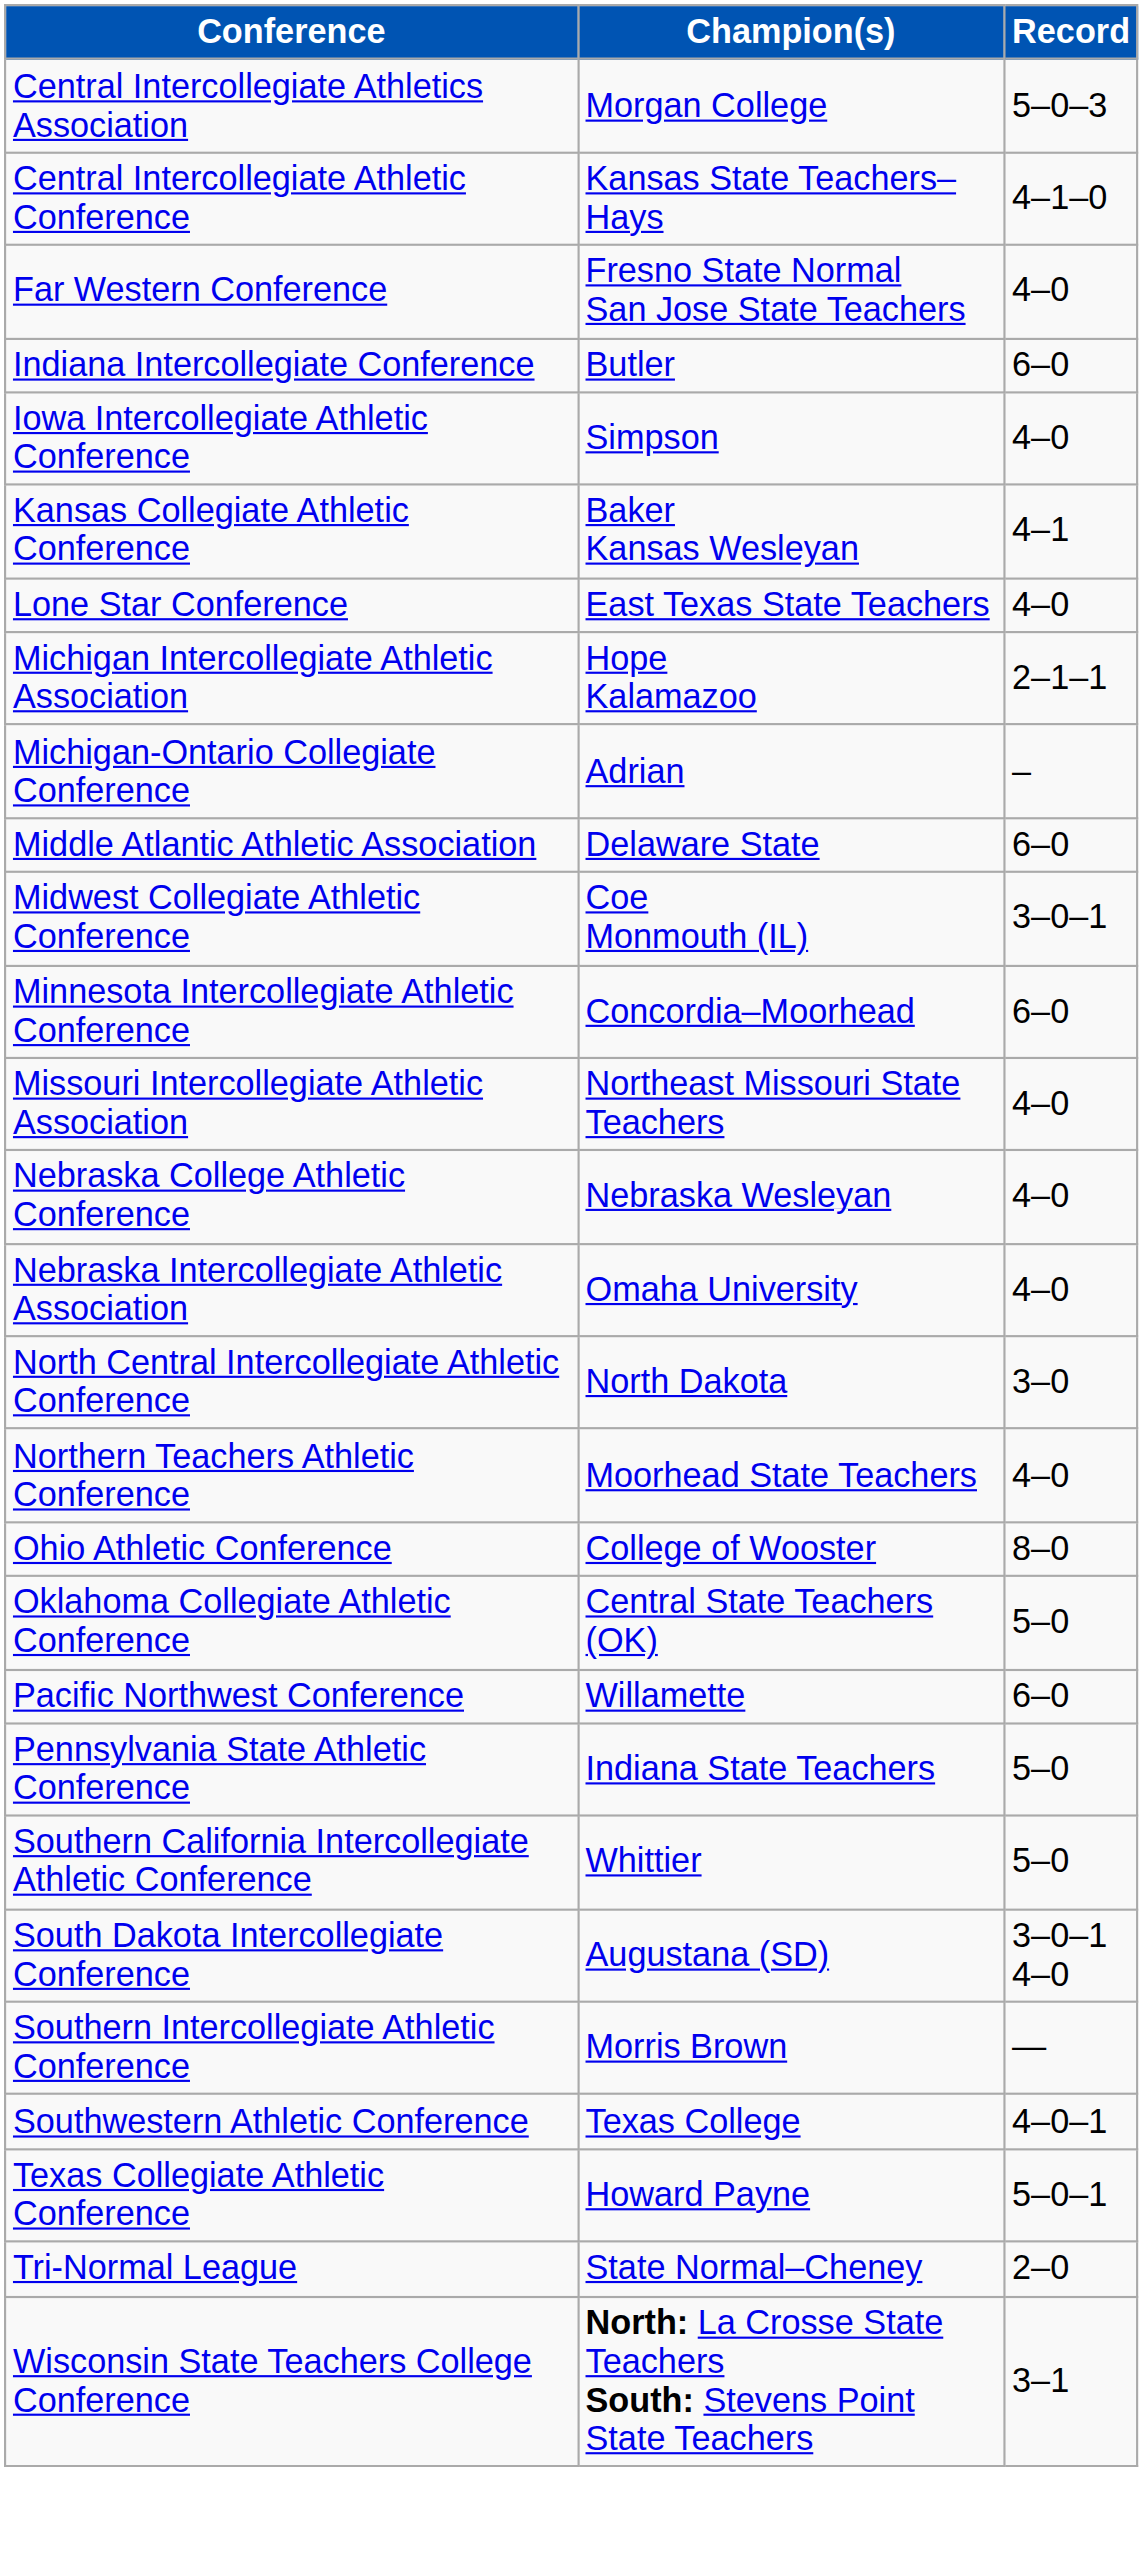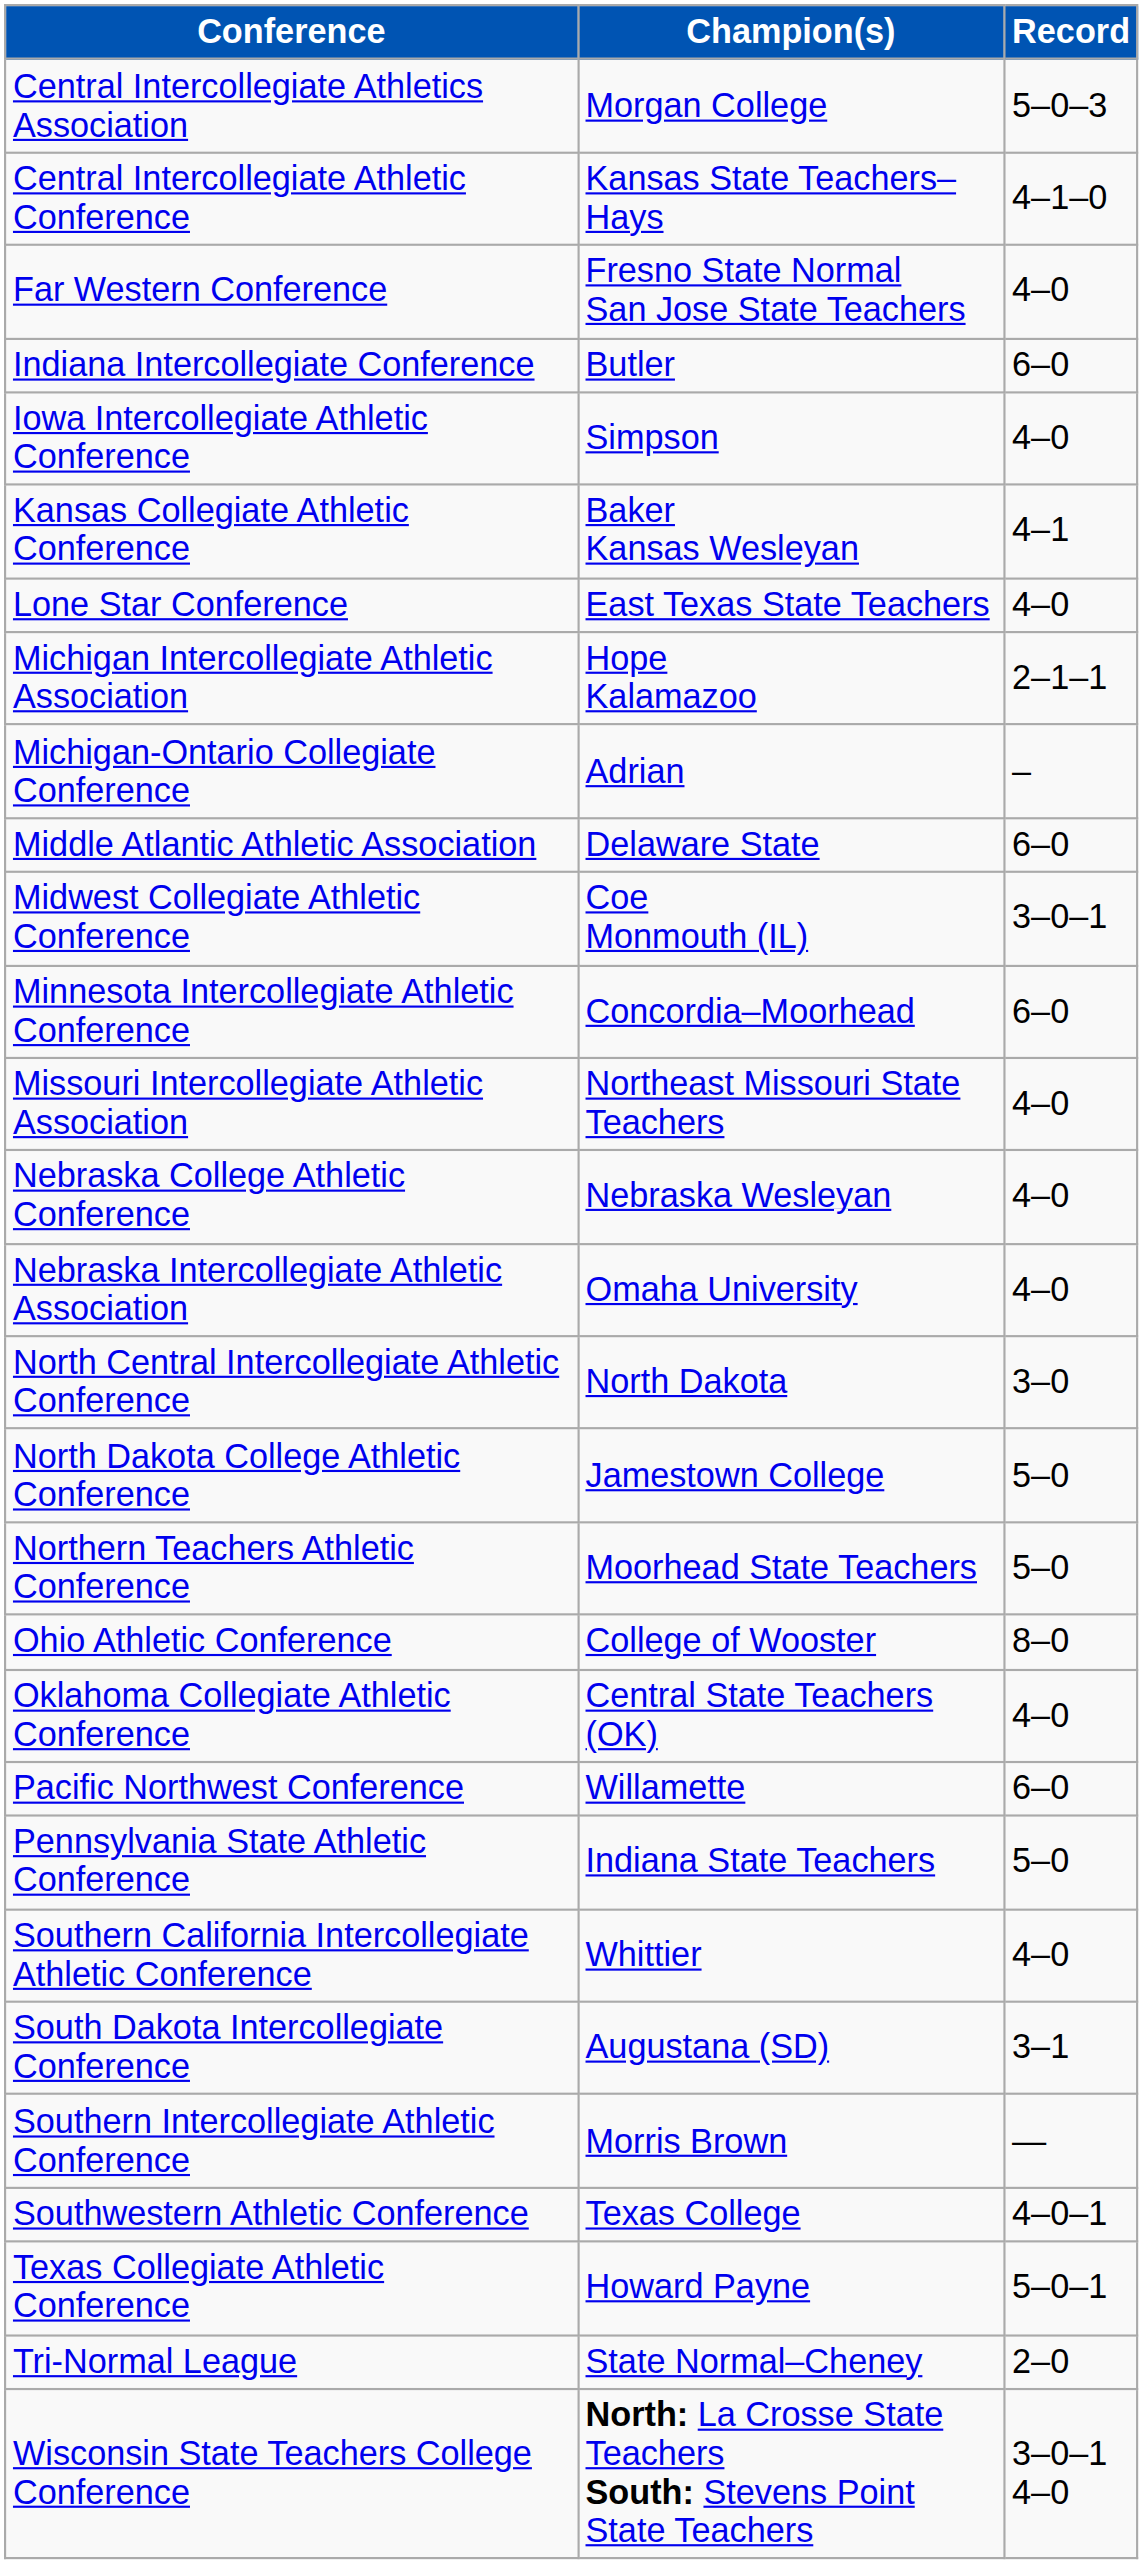+ row: (237, 1474)
(1041, 1474) 4–0 -> (1041, 1567) 5–0
(1041, 1621) 5–0 -> (1041, 1714) 4–0
(1041, 1861) 5–0 -> (1041, 1954) 4–0
(1060, 1954) 3–0–1 4–0 -> (1041, 2047) 3–1
(1041, 2380) 3–1 -> (1060, 2473) 3–0–1 4–0
